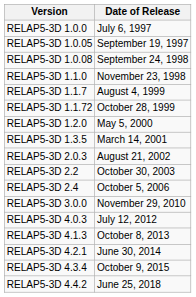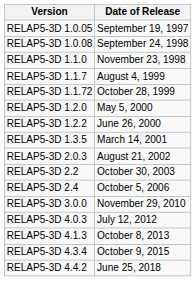- row: (47, 28)
+ row: (47, 124)
- row: (47, 252)
